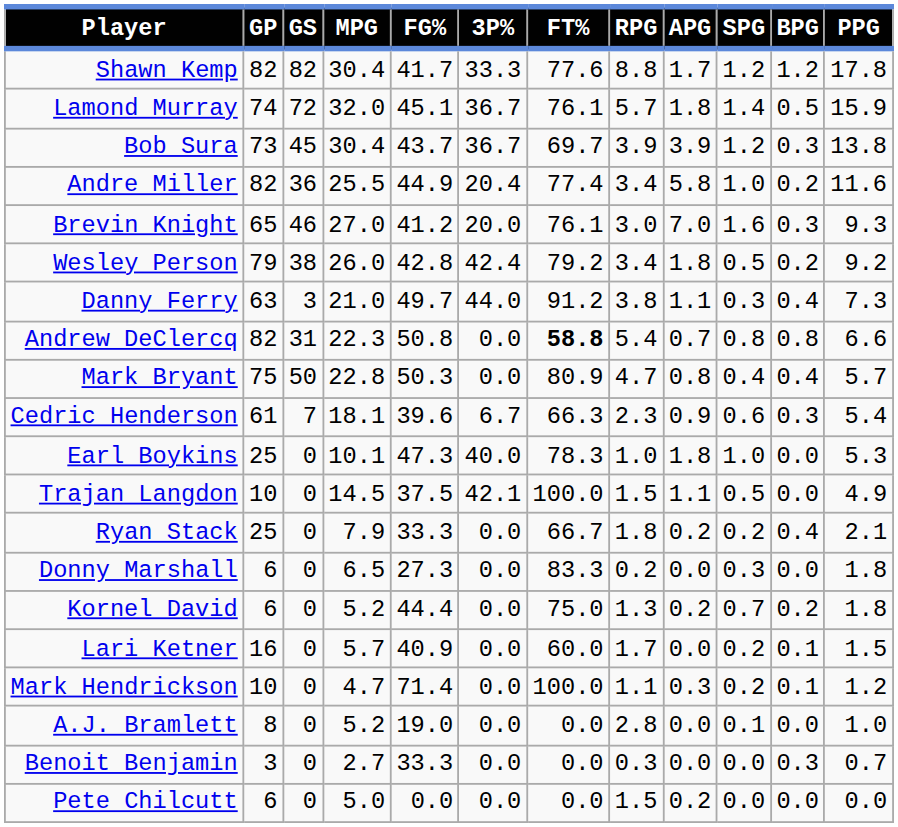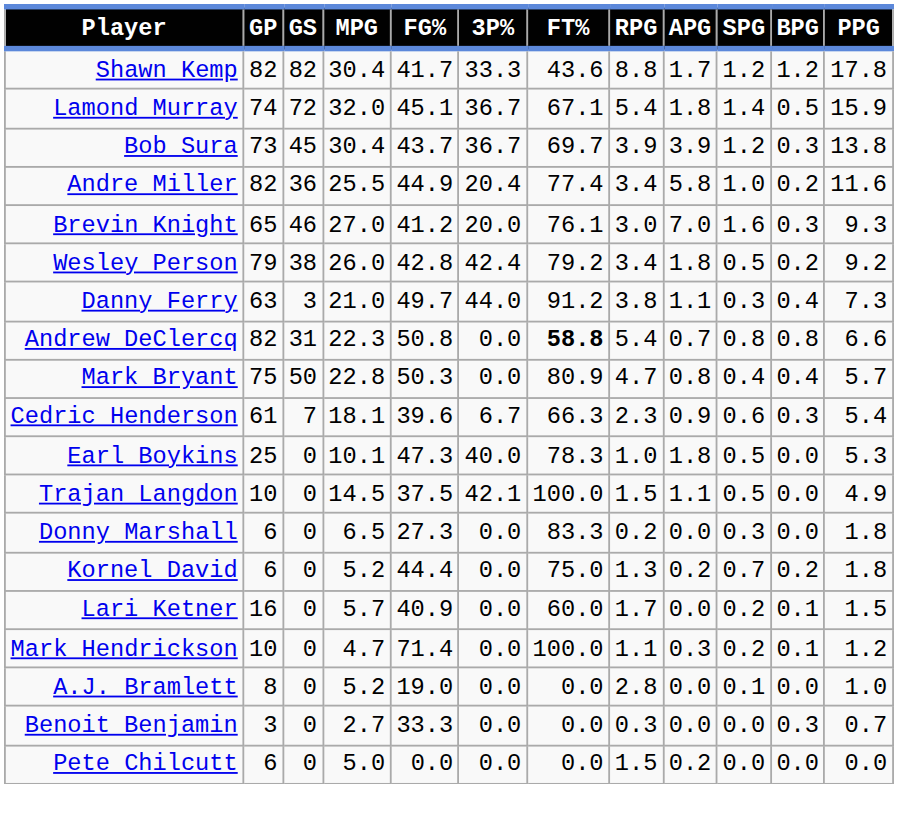(575, 70) 77.6 -> (575, 70) 43.6
(575, 109) 76.1 -> (575, 109) 67.1
(636, 109) 5.7 -> (636, 109) 5.4
(744, 456) 1.0 -> (744, 456) 0.5
- row: (167, 533)
